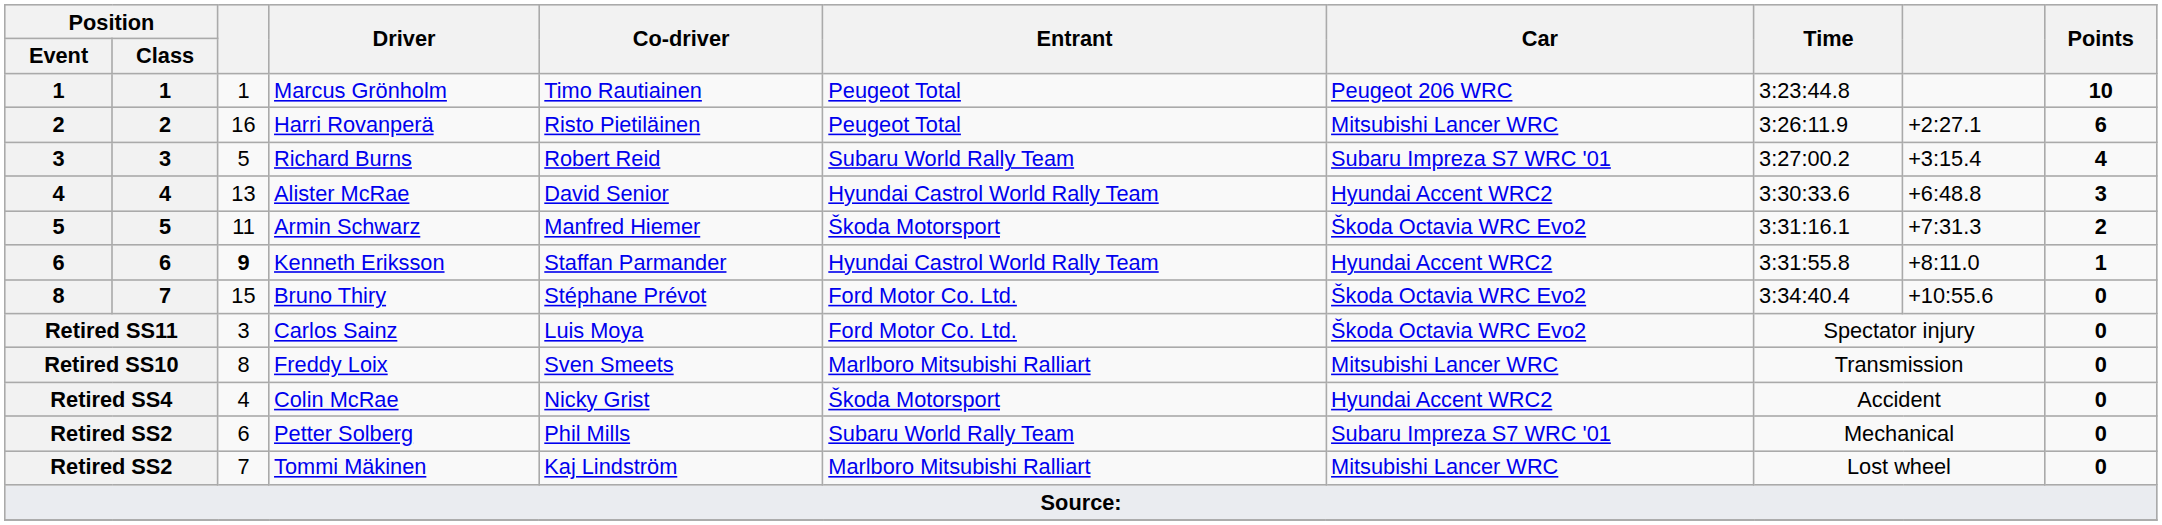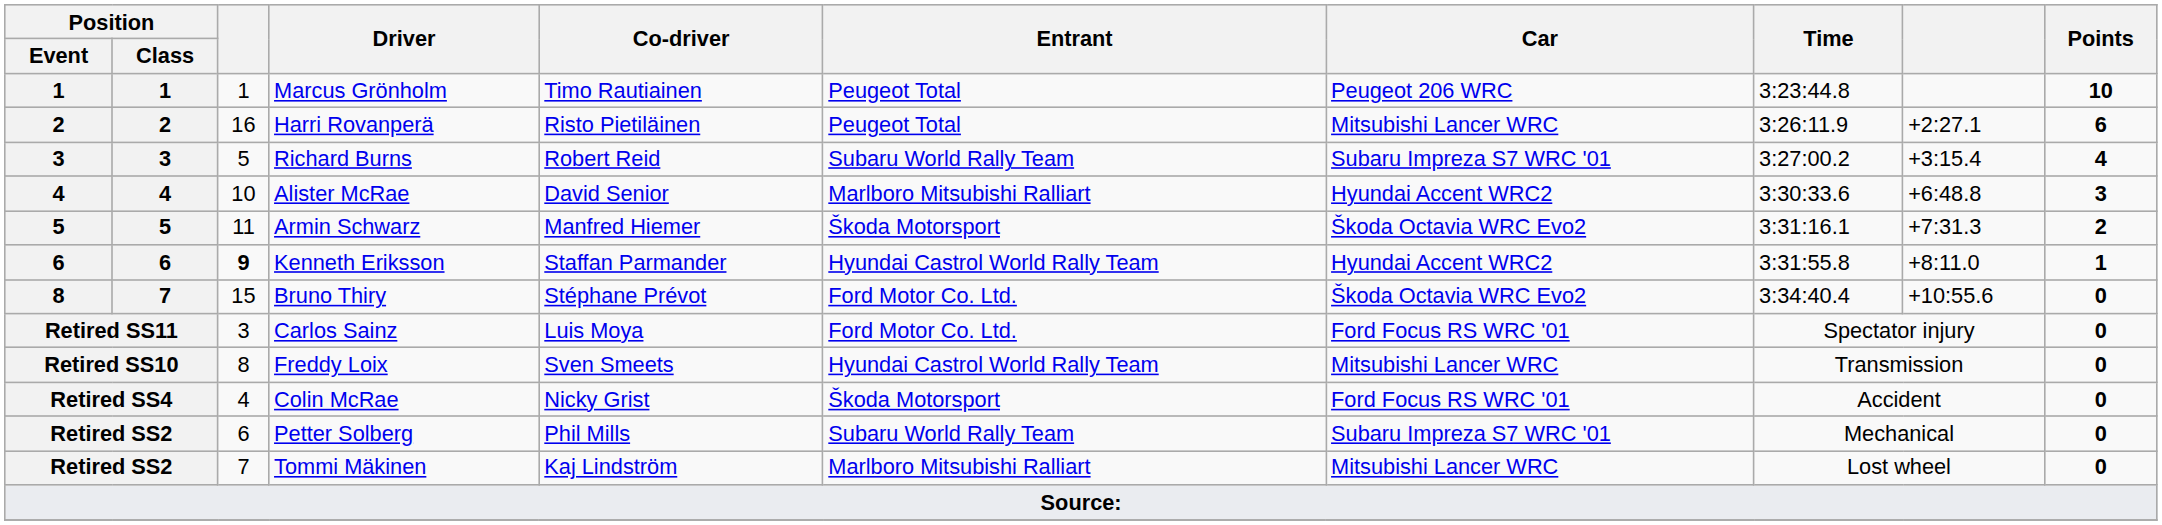(243, 193) 13 -> (243, 193) 10
(994, 193) Hyundai Castrol World Rally Team -> (959, 193) Marlboro Mitsubishi Ralliart
(1459, 330) Škoda Octavia WRC Evo2 -> (1450, 330) Ford Focus RS WRC '01
(959, 365) Marlboro Mitsubishi Ralliart -> (994, 365) Hyundai Castrol World Rally Team
(1442, 399) Hyundai Accent WRC2 -> (1450, 399) Ford Focus RS WRC '01
